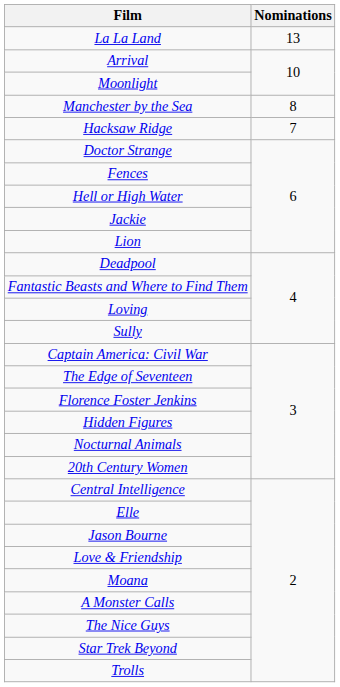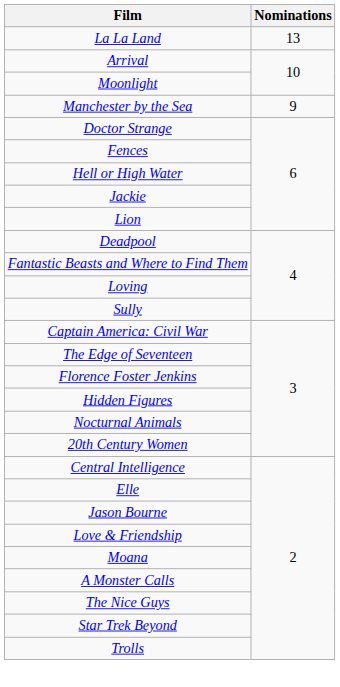(293, 106) 8 -> (293, 106) 9
- row: (128, 128)
